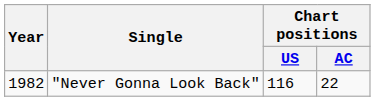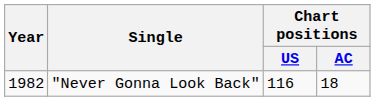(330, 83) 22 -> (330, 83) 18
